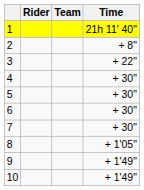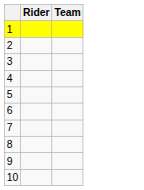- column: (111, 12)
